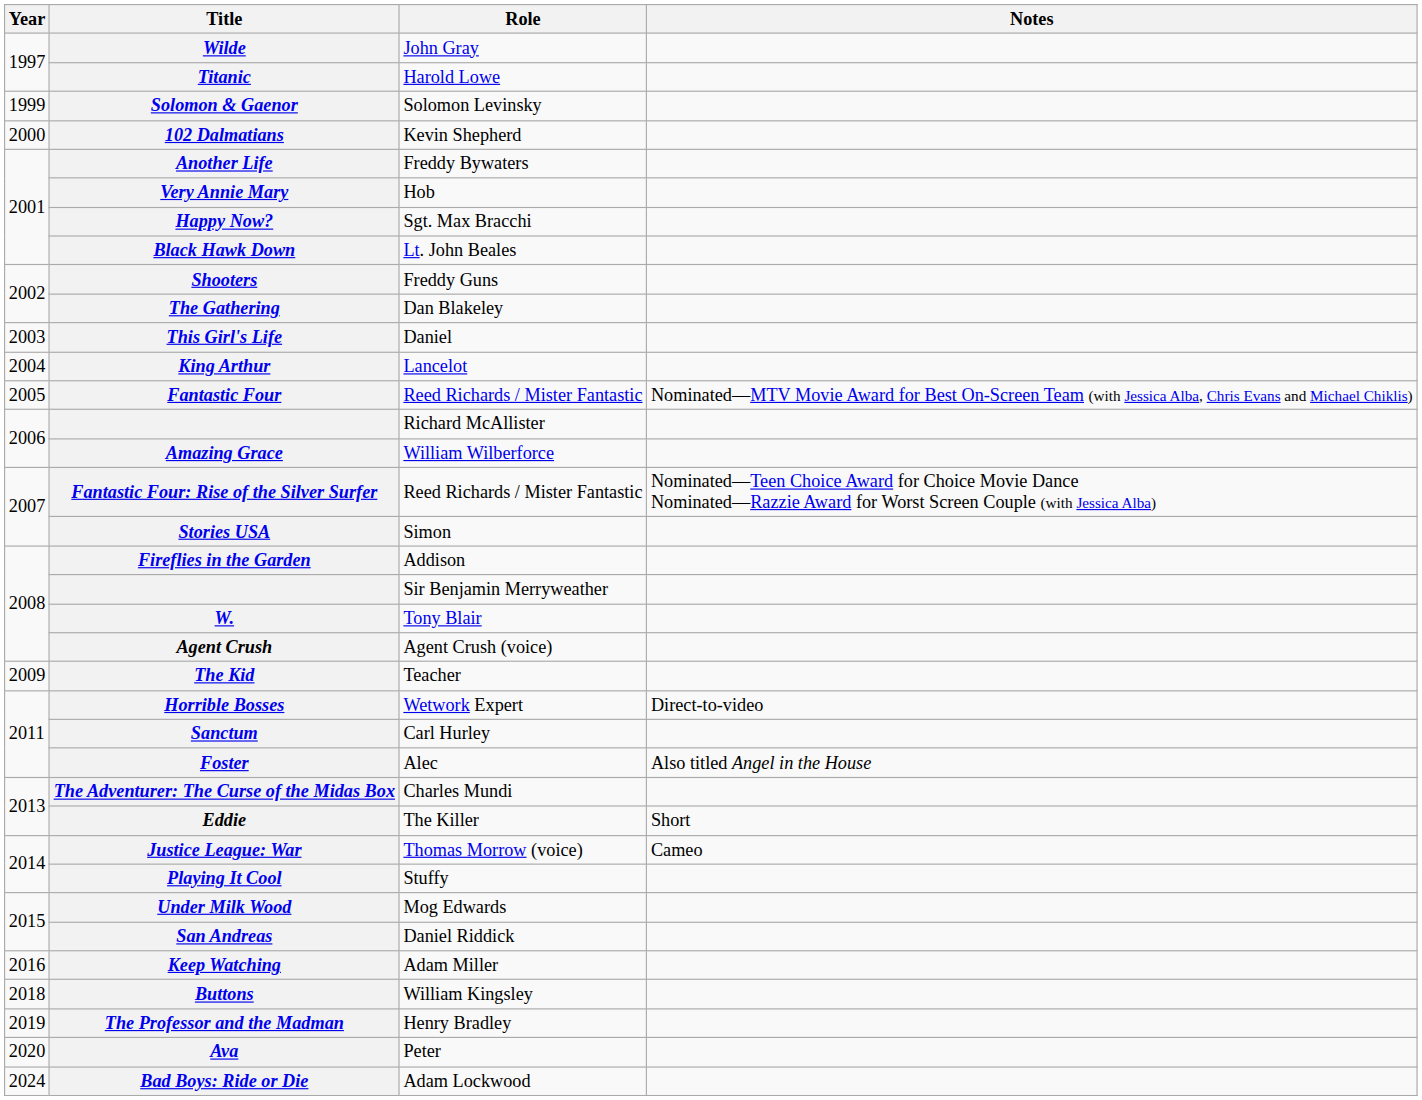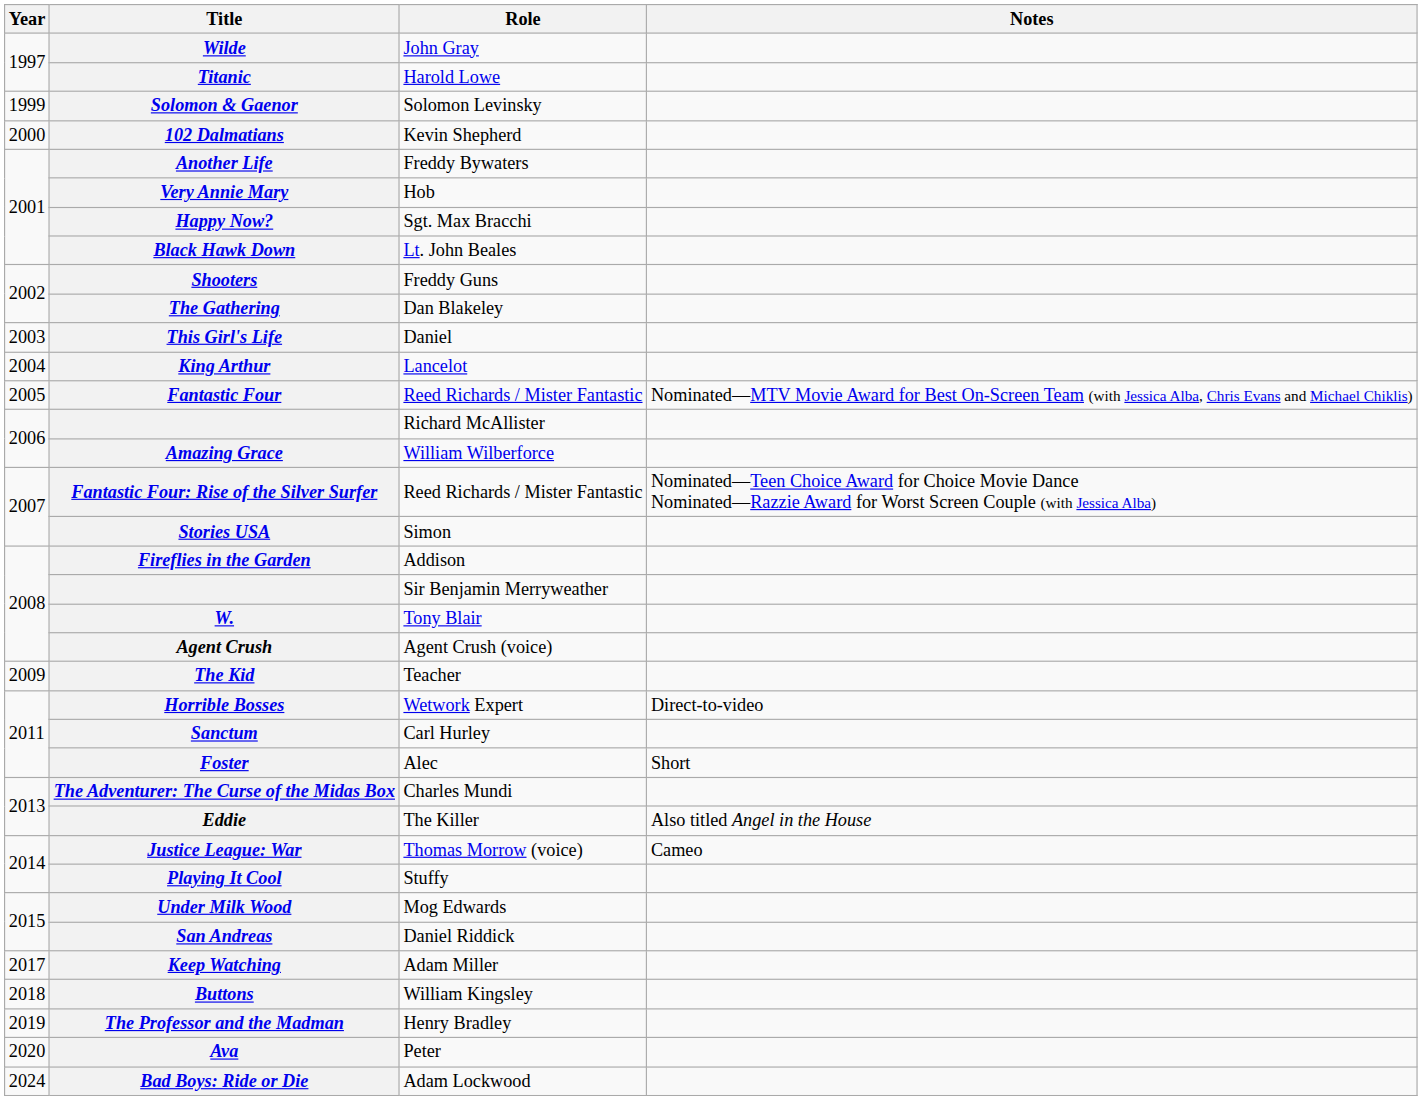(761, 762) Also titled Angel in the House -> (671, 762) Short
(671, 820) Short -> (761, 820) Also titled Angel in the House
(27, 965) 2016 -> (27, 965) 2017
